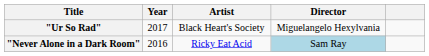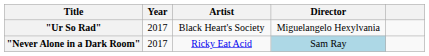(157, 43) 2016 -> (157, 43) 2017
